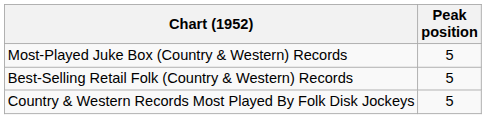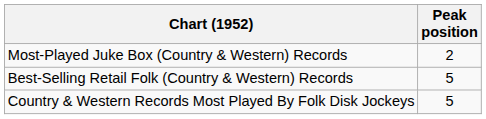(450, 55) 5 -> (450, 55) 2
